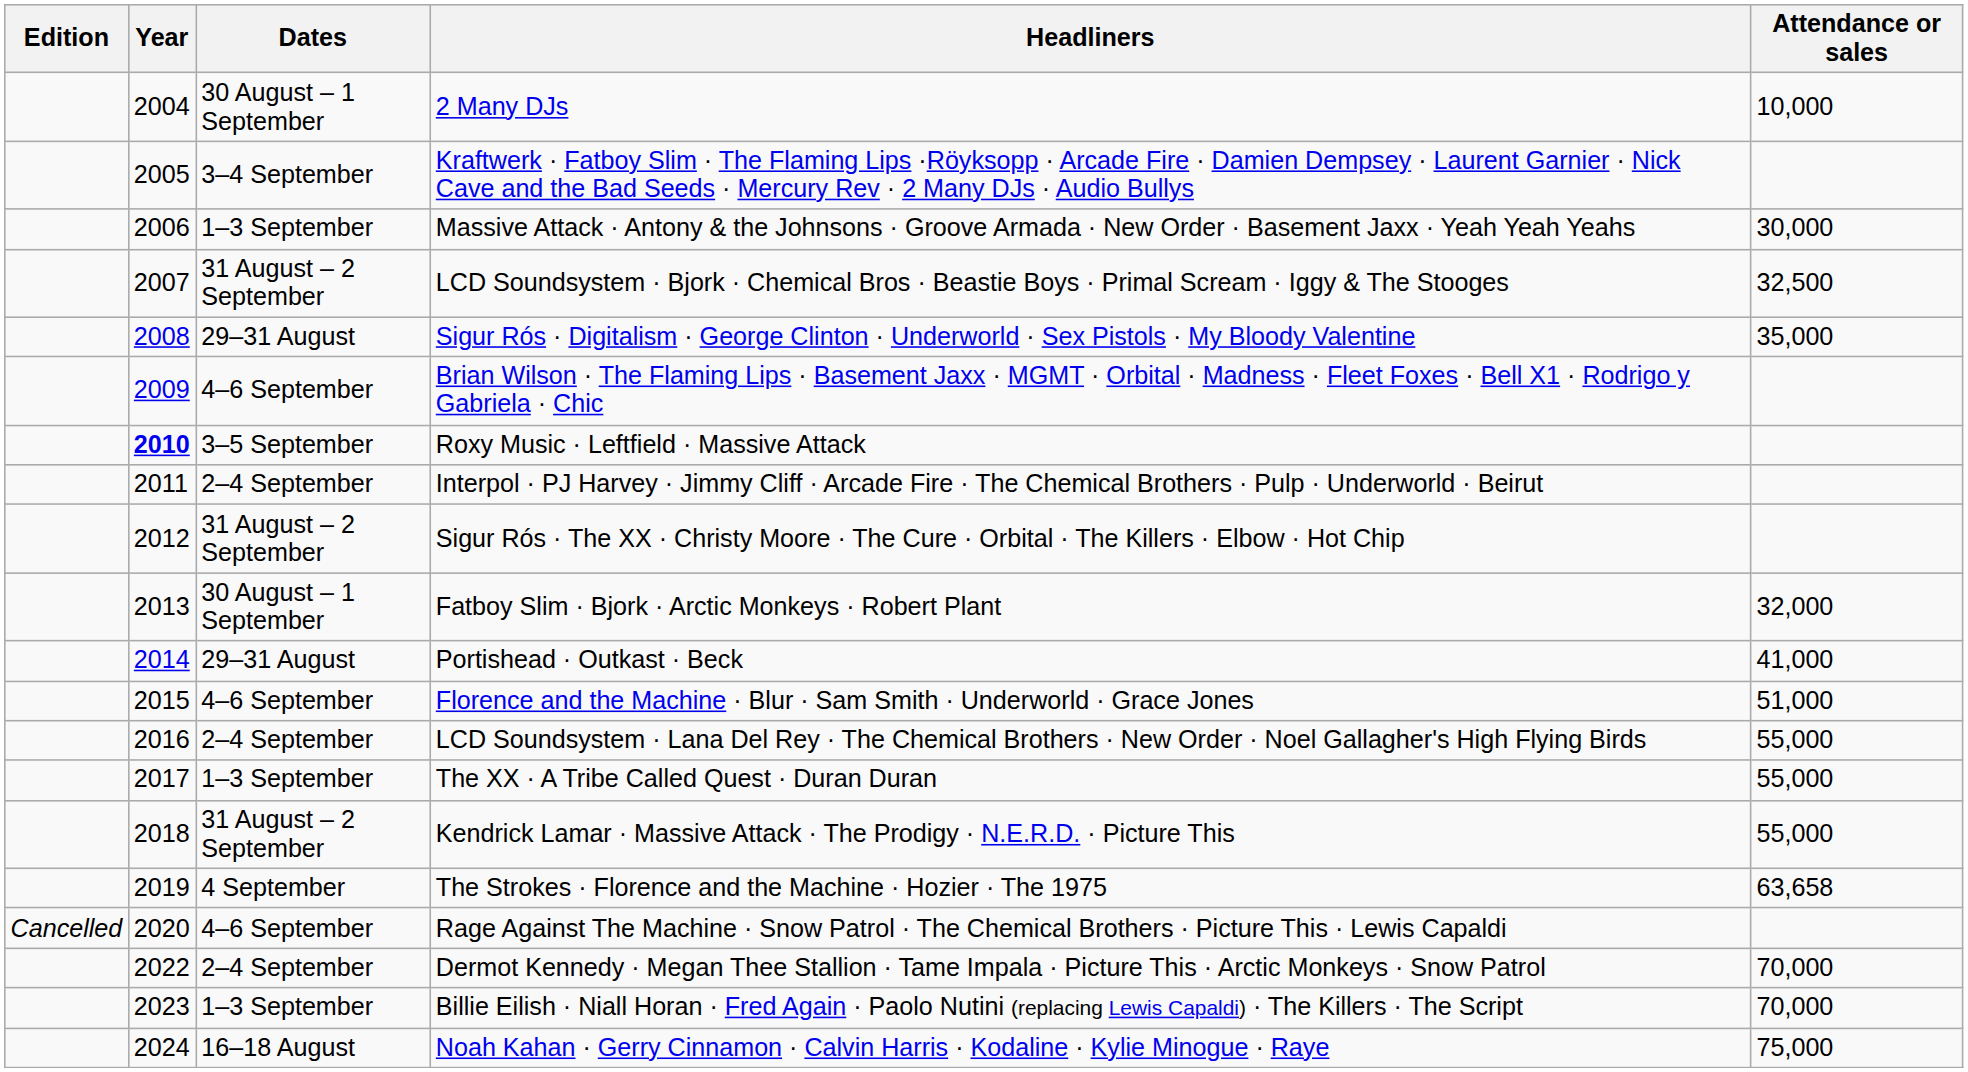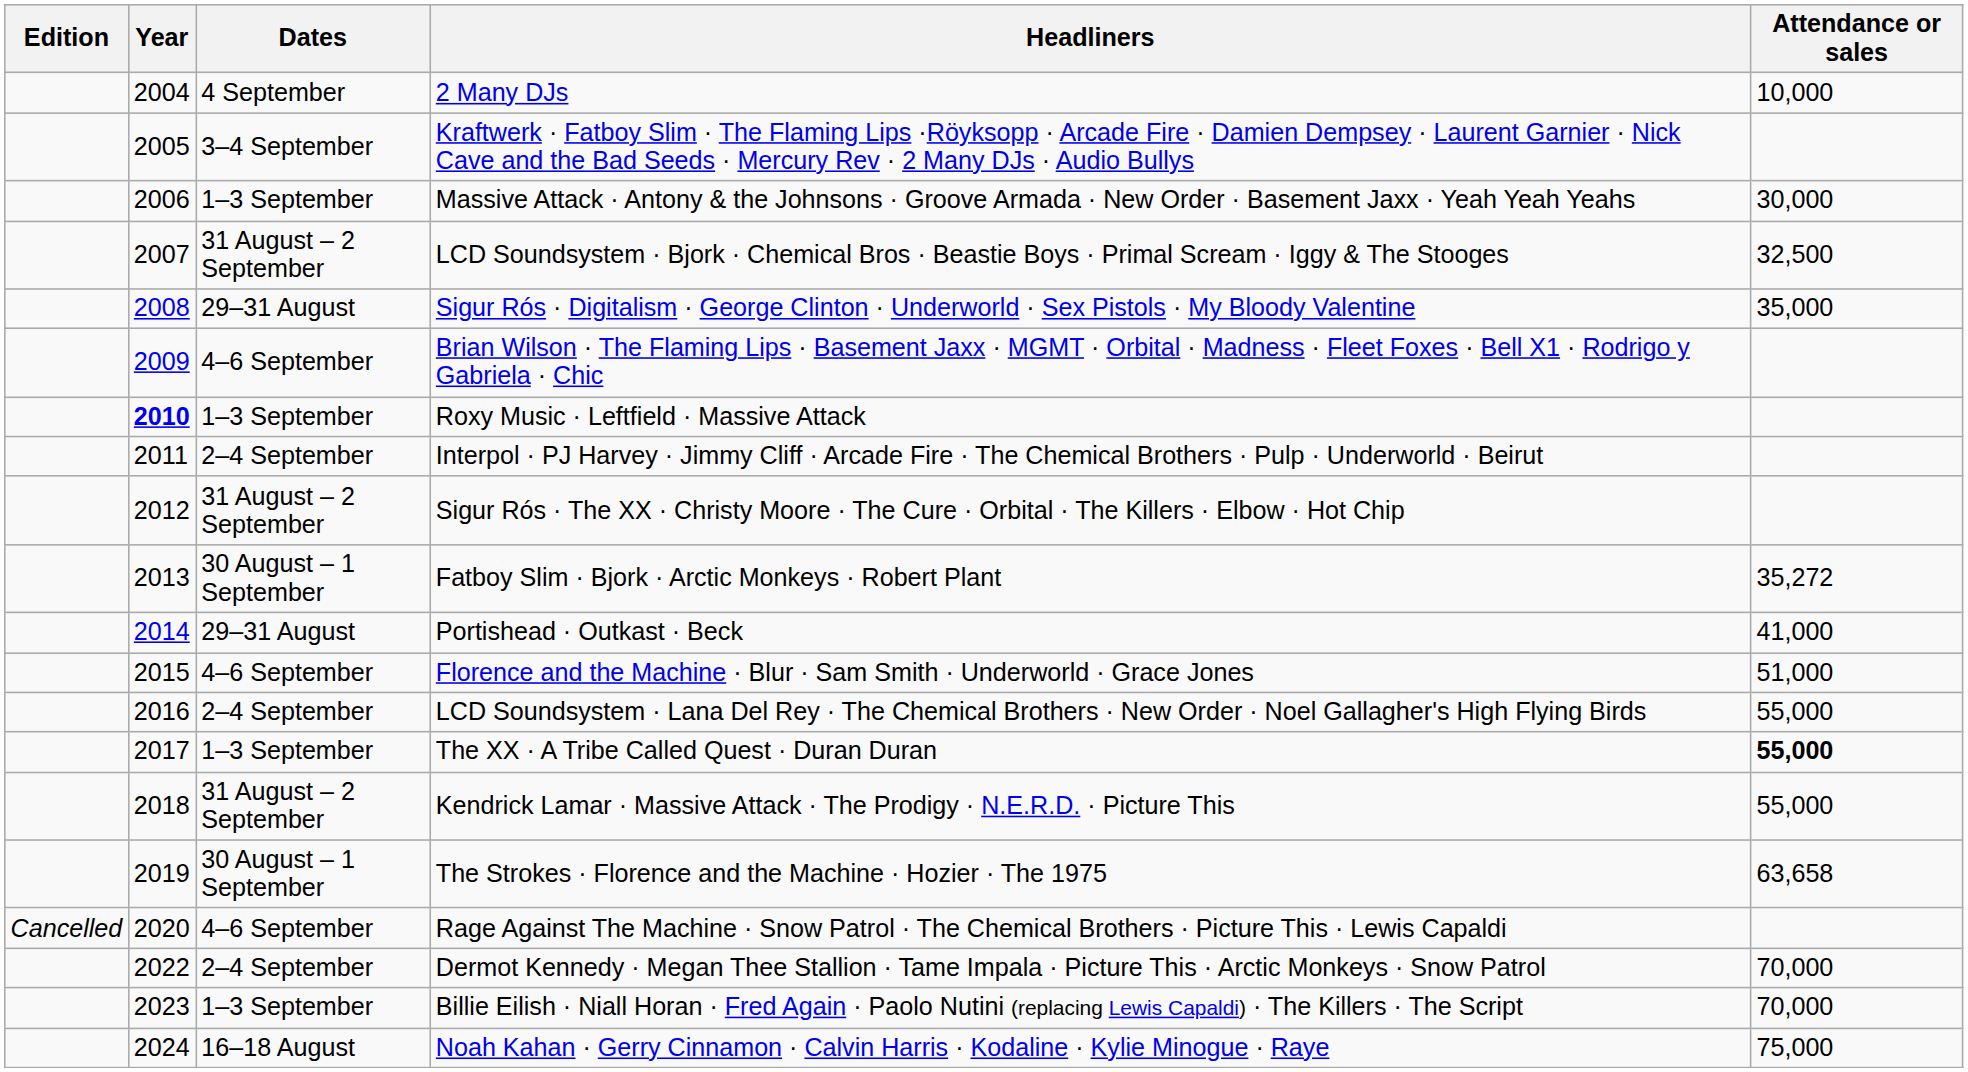(278, 106) 30 August – 1 September -> (273, 92) 4 September
(287, 444) 3–5 September -> (287, 416) 1–3 September
(1795, 606) 32,000 -> (1795, 578) 35,272
(1795, 779) normal -> (1795, 751) bold
(273, 887) 4 September -> (278, 873) 30 August – 1 September
